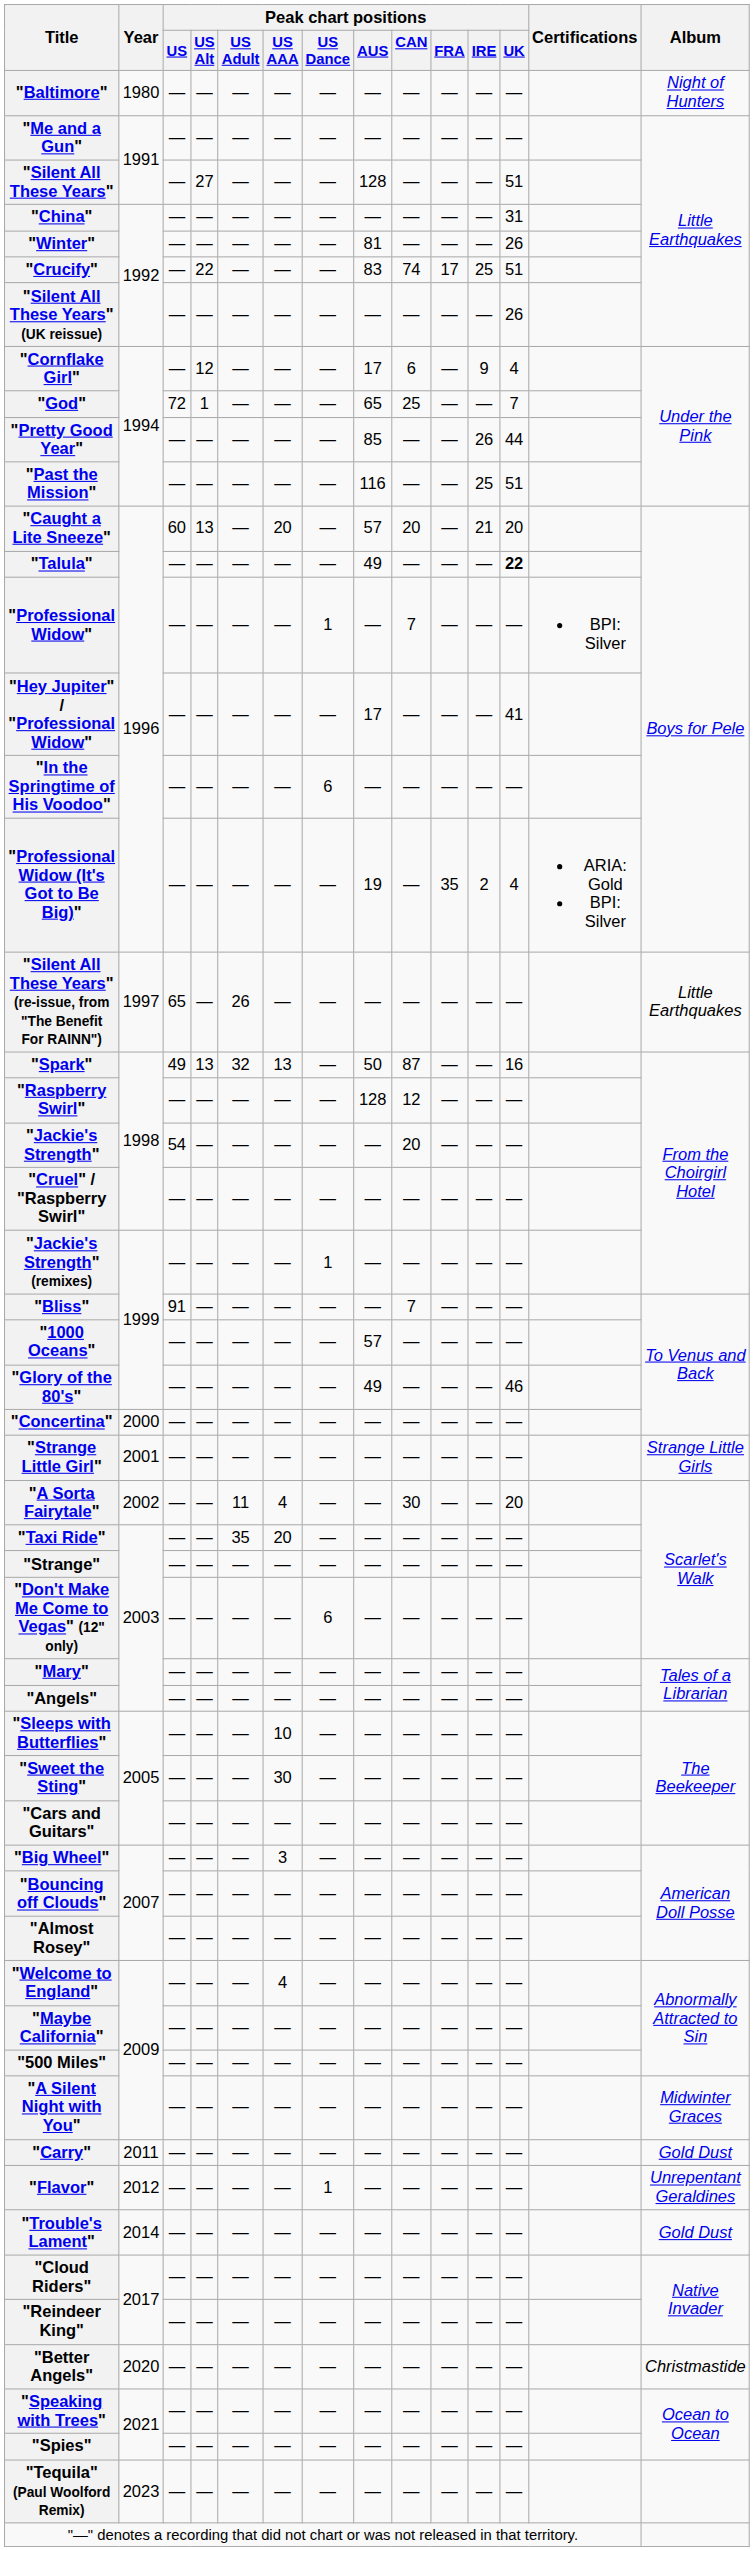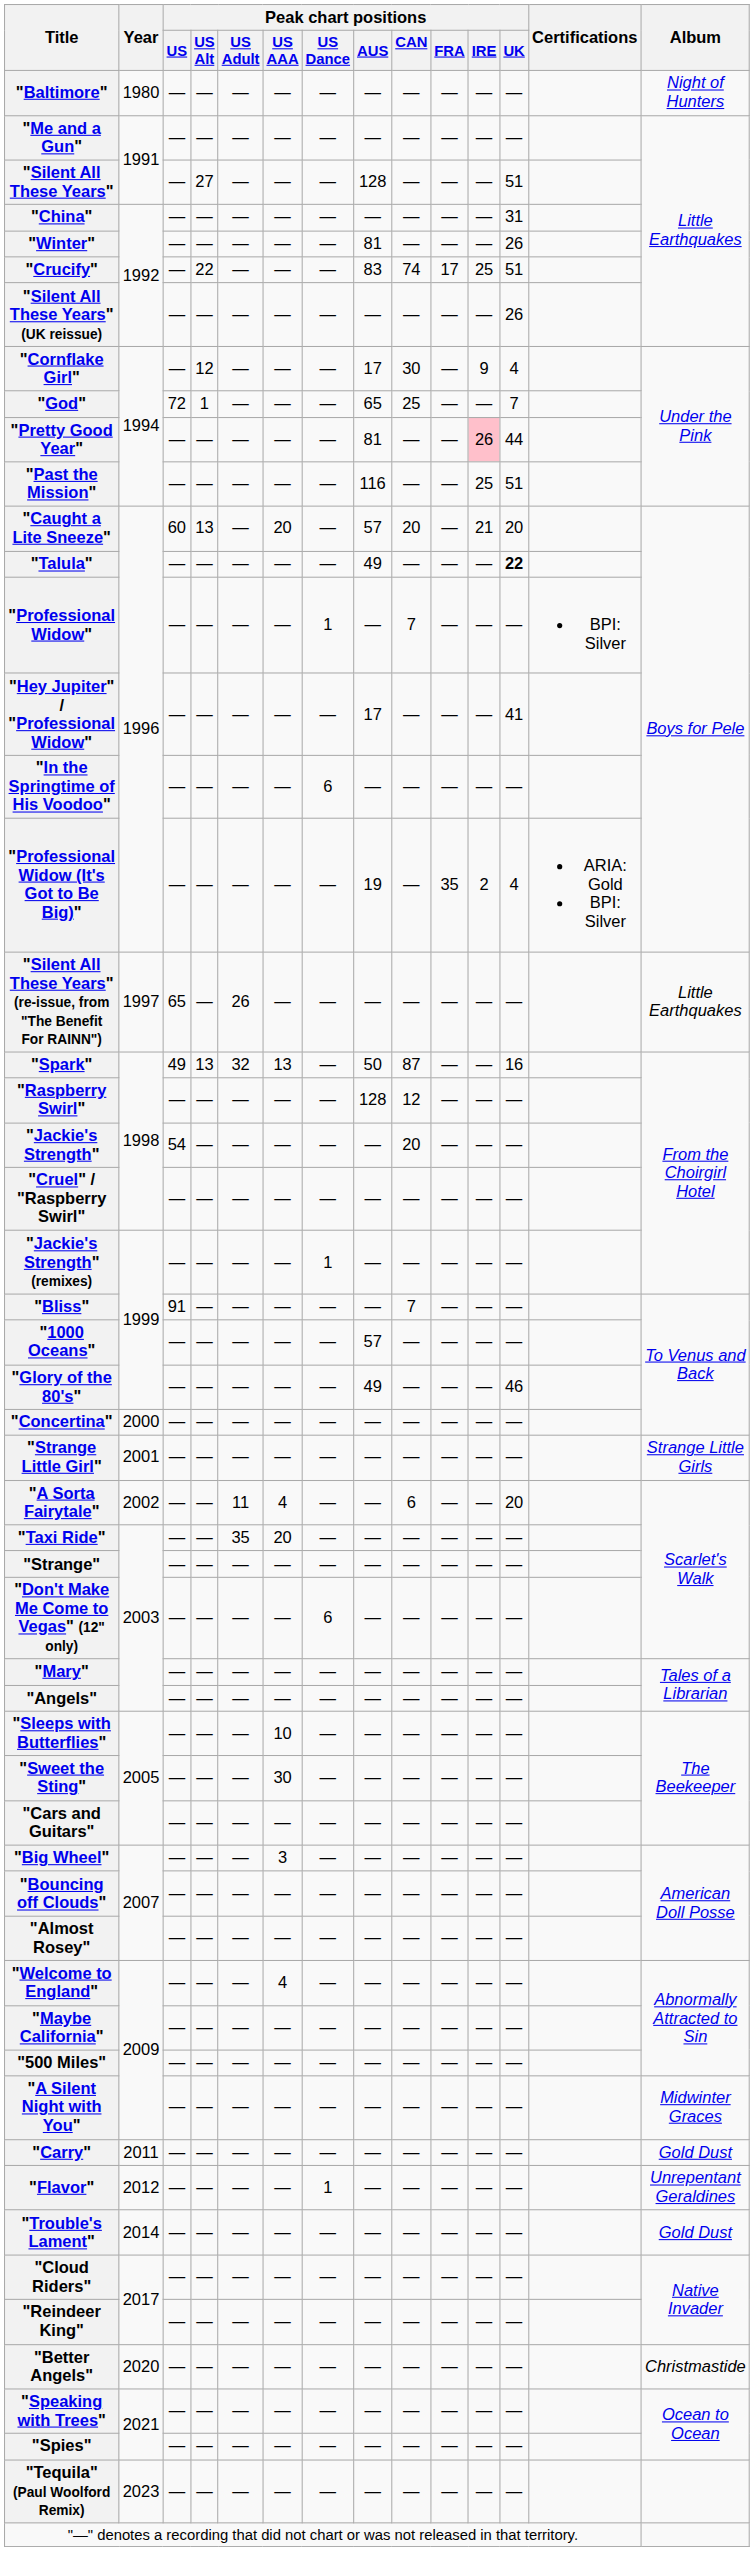(411, 368) 6 -> (411, 368) 30
(373, 439) 85 -> (373, 439) 81
(484, 439) no background -> (484, 439) pink background
(411, 1502) 30 -> (411, 1502) 6
